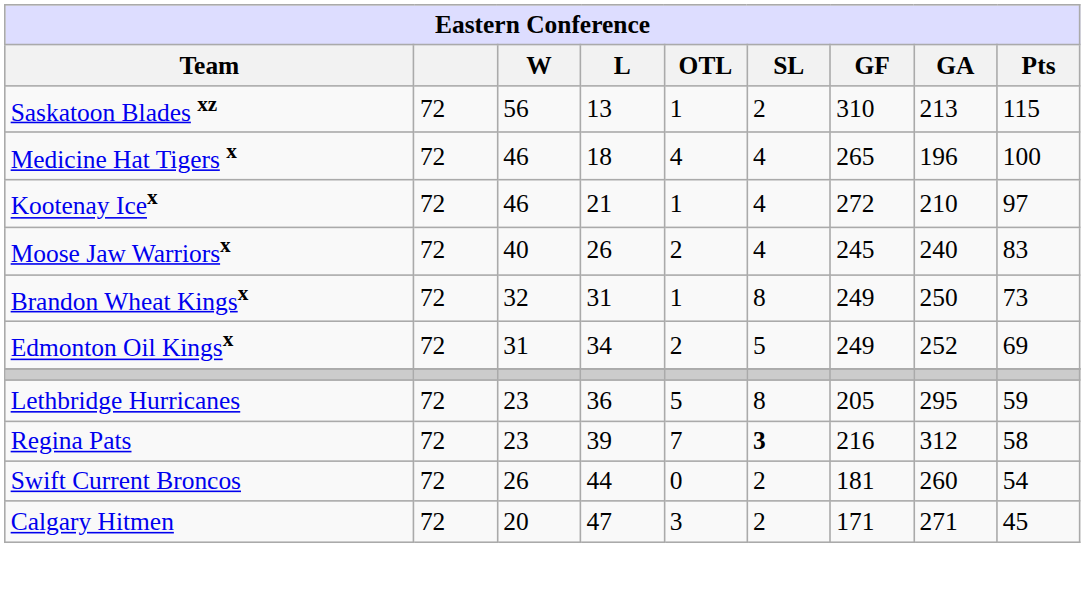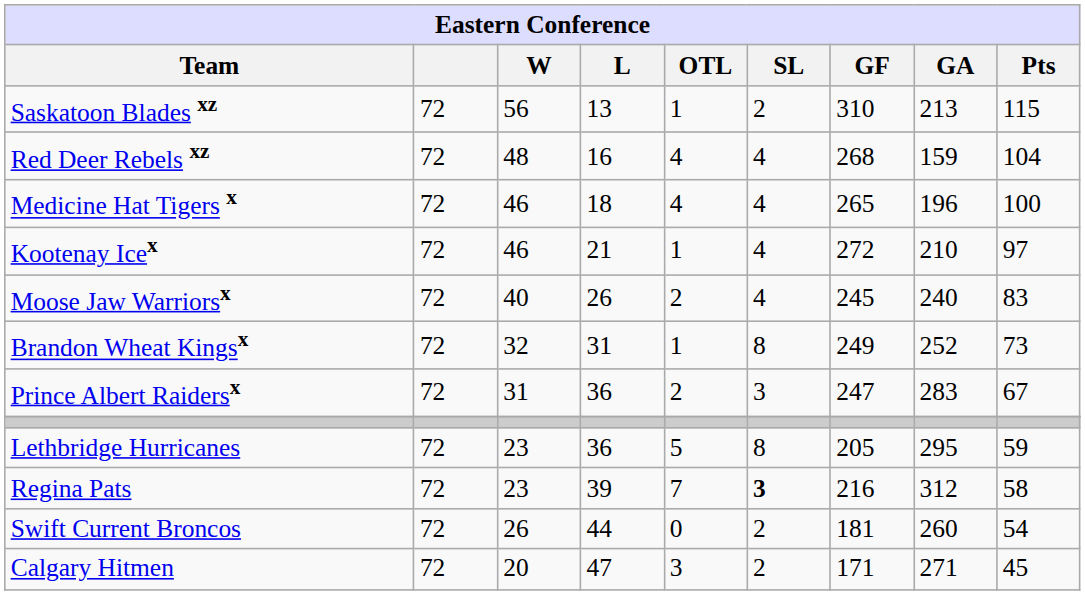+ row: (110, 156)
(939, 297) 250 -> (939, 344) 252
- row: (122, 344)
+ row: (125, 392)
